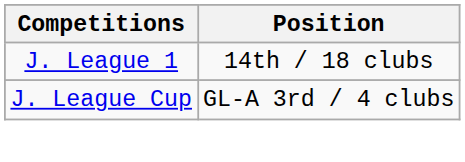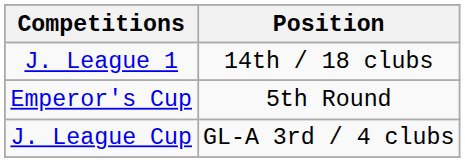+ row: (101, 100)
